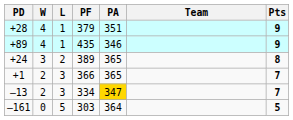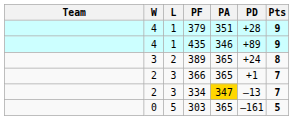columns swapped: (196, 12) <-> (19, 12)
(113, 108) 364 -> (224, 108) 365
